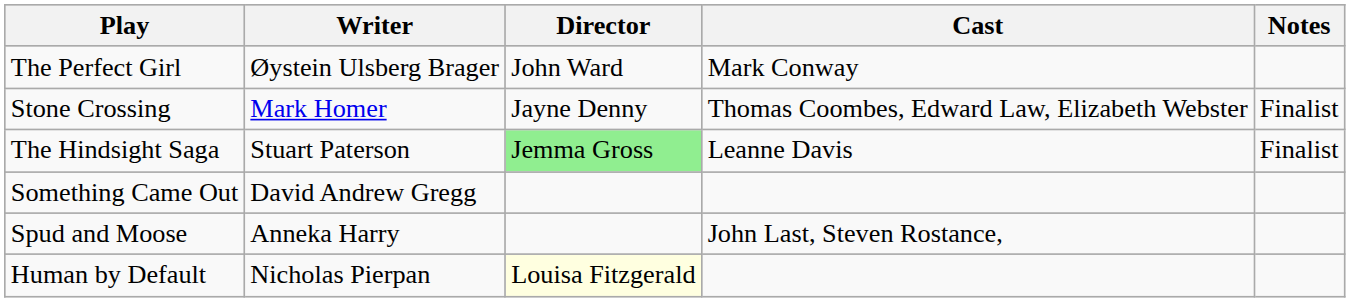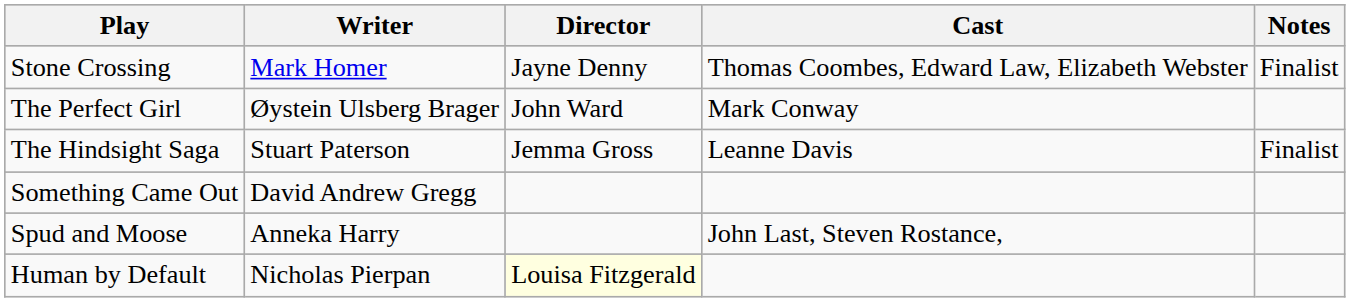rows swapped: (91, 108) <-> (96, 66)
(582, 150) lightgreen background -> (582, 150) no background
